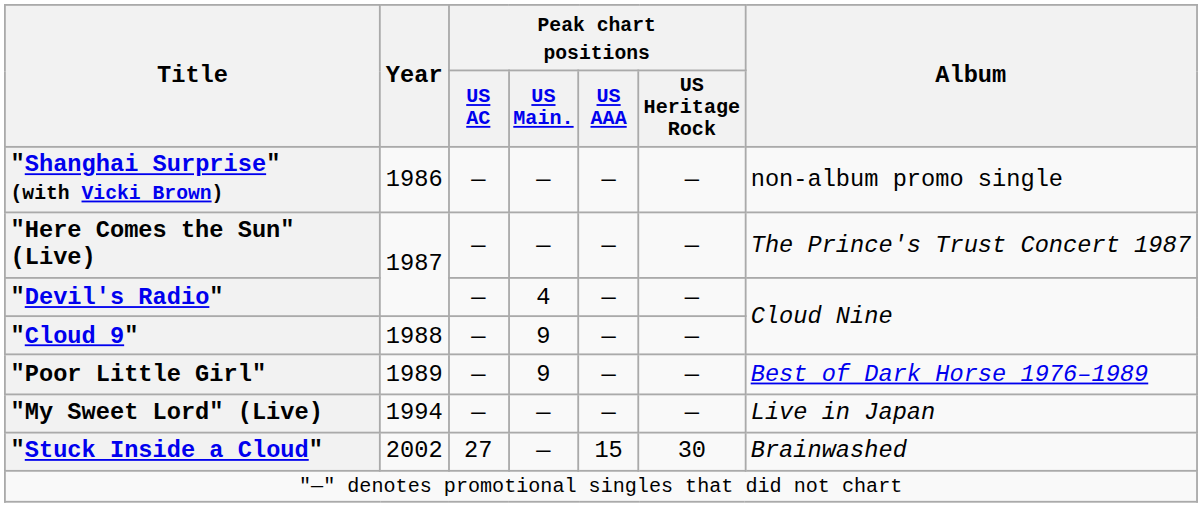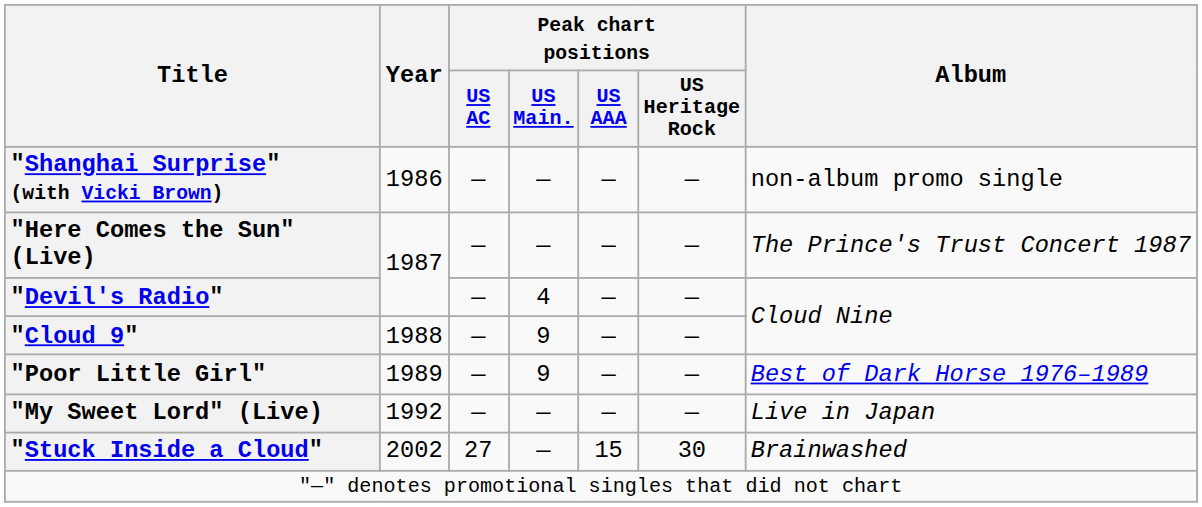(414, 413) 1994 -> (414, 413) 1992
